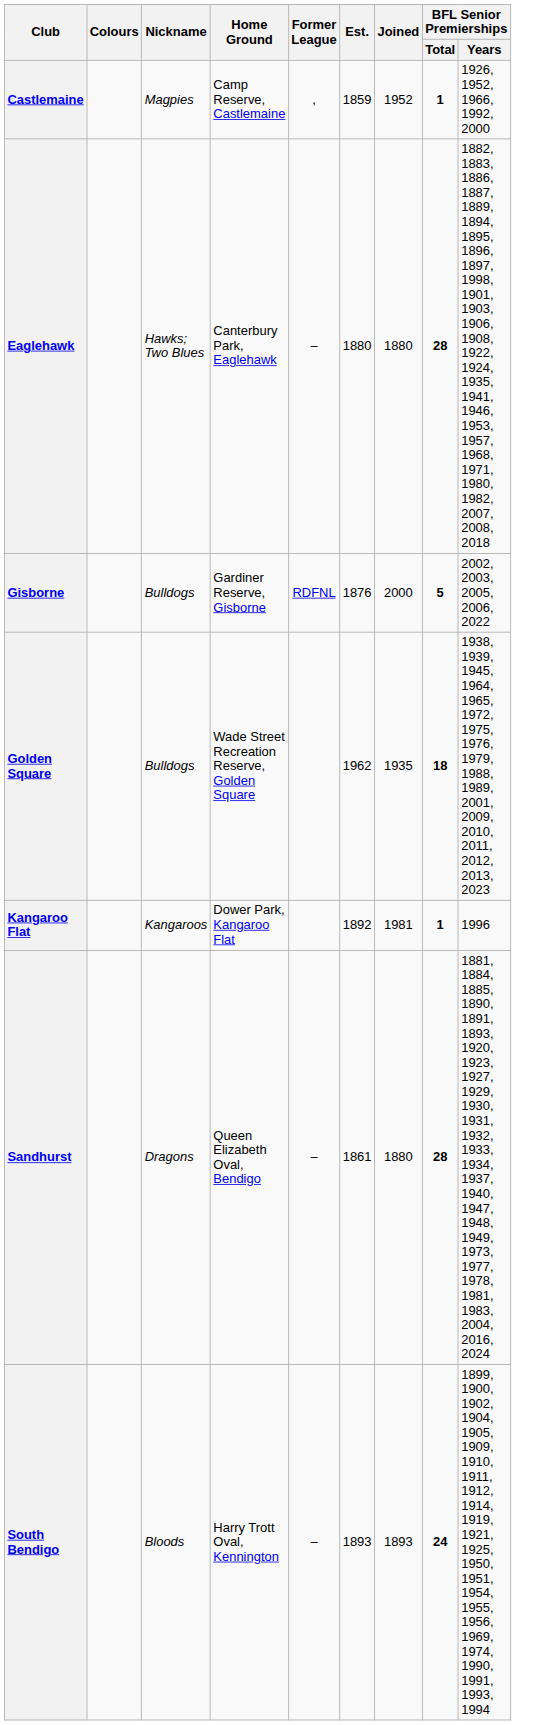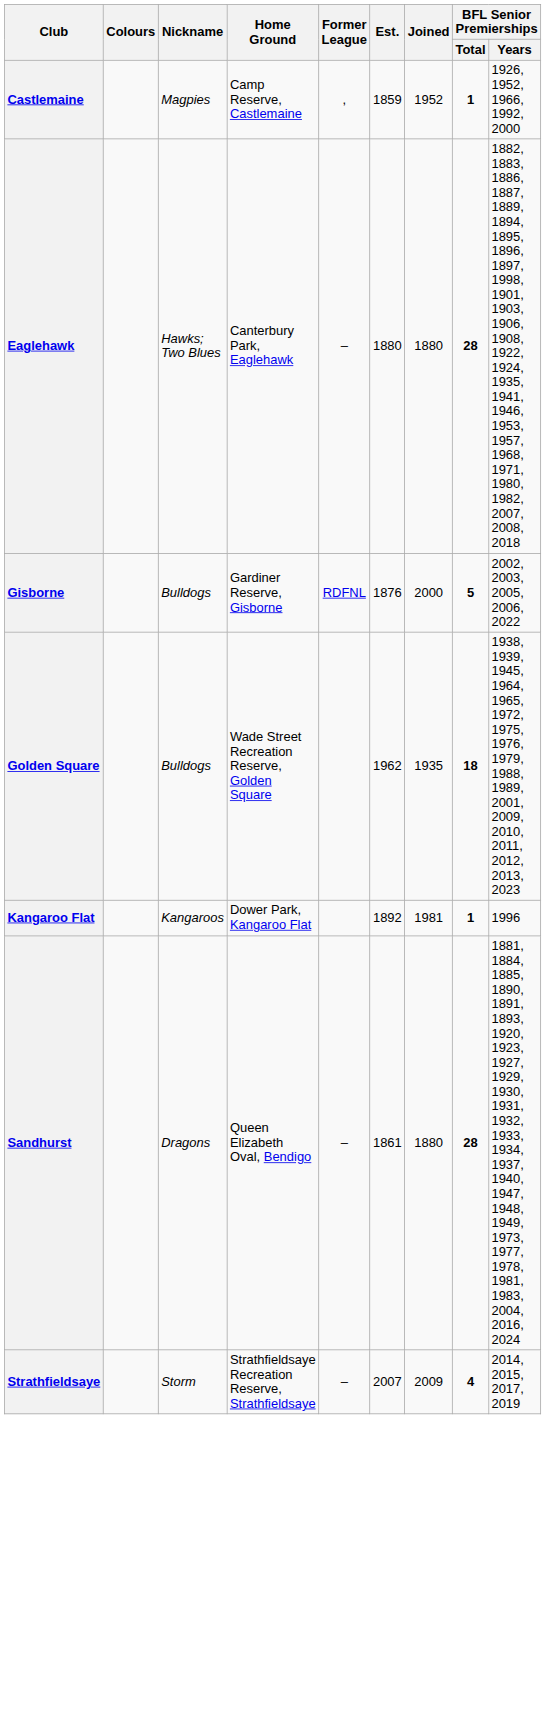- row: (33, 1542)
+ row: (54, 1382)
